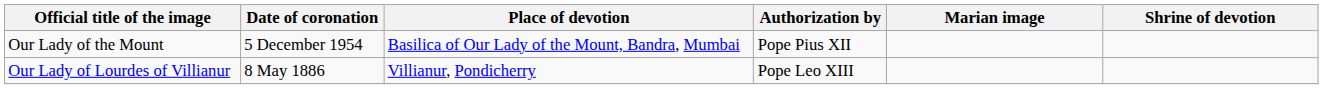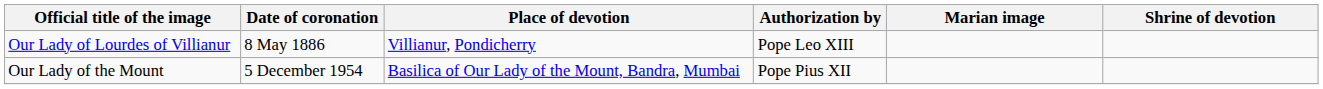rows swapped: (119, 70) <-> (86, 44)
